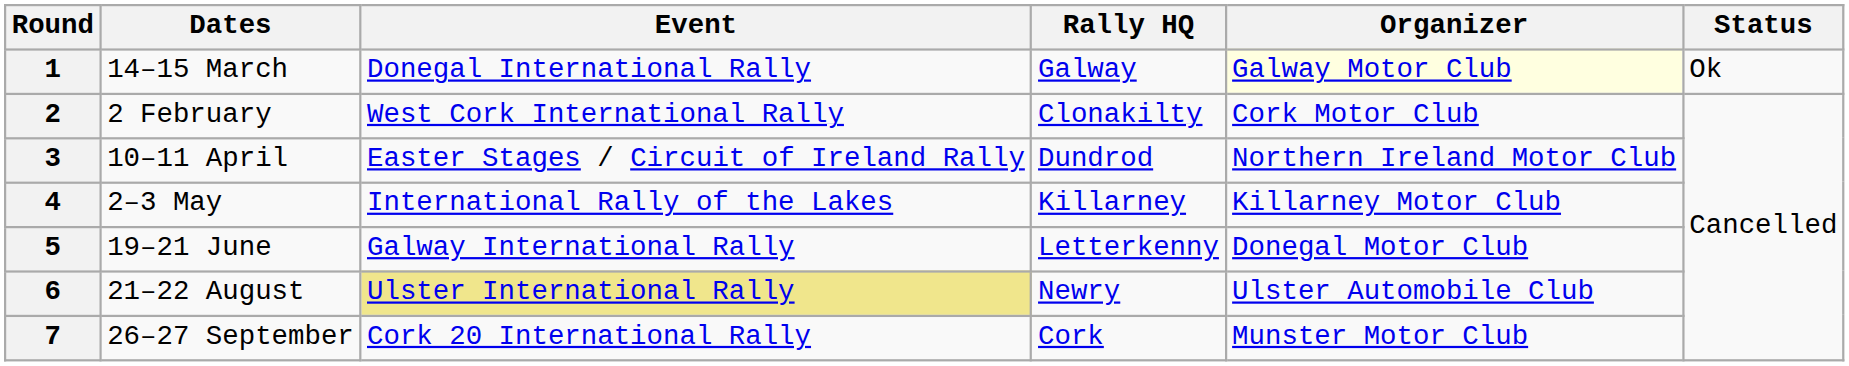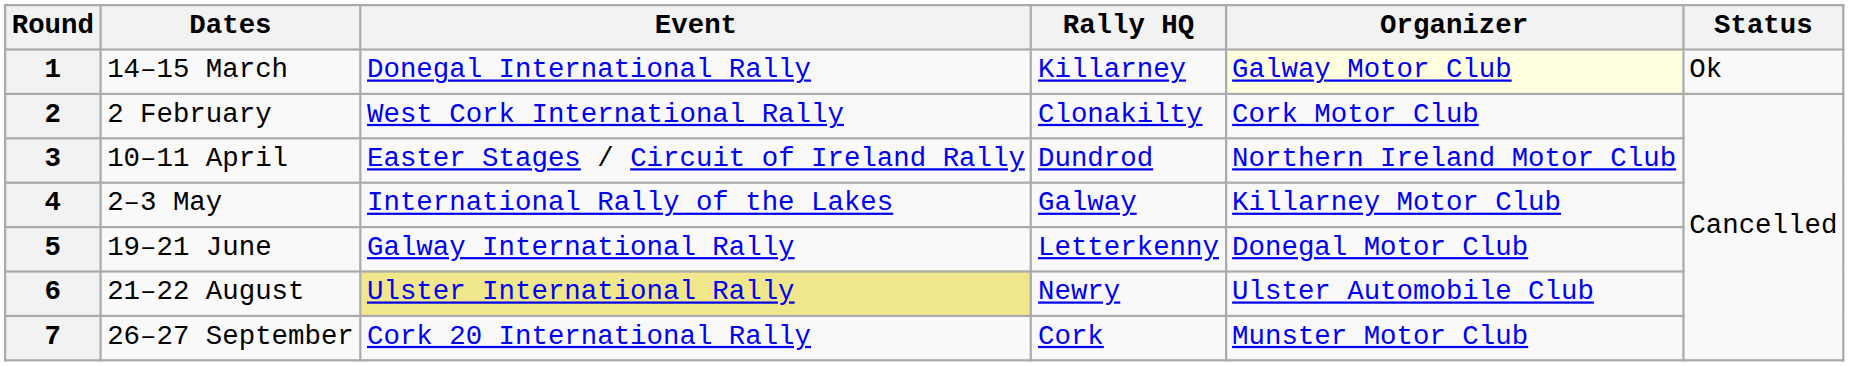(1087, 72) Galway -> (1112, 72) Killarney
(1112, 205) Killarney -> (1087, 205) Galway
